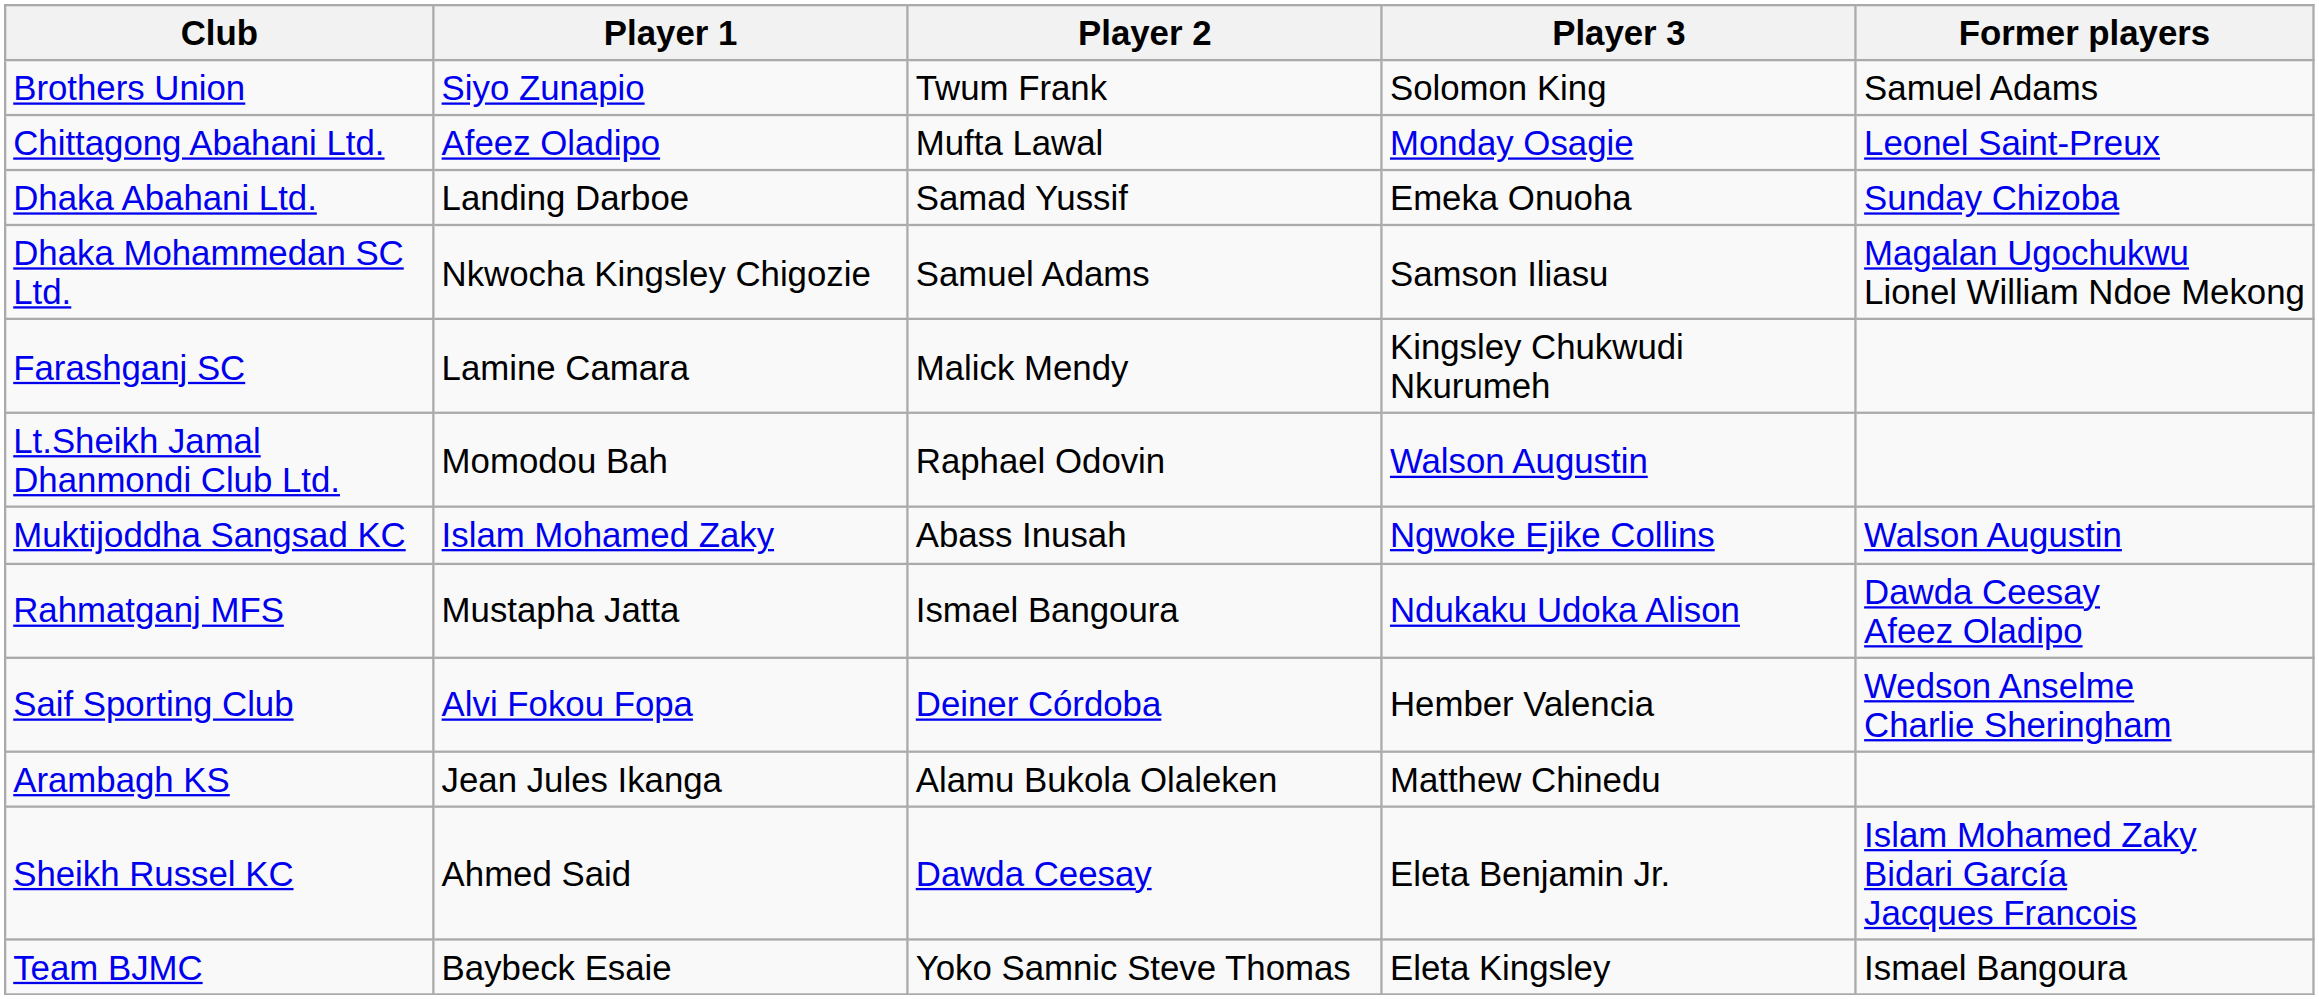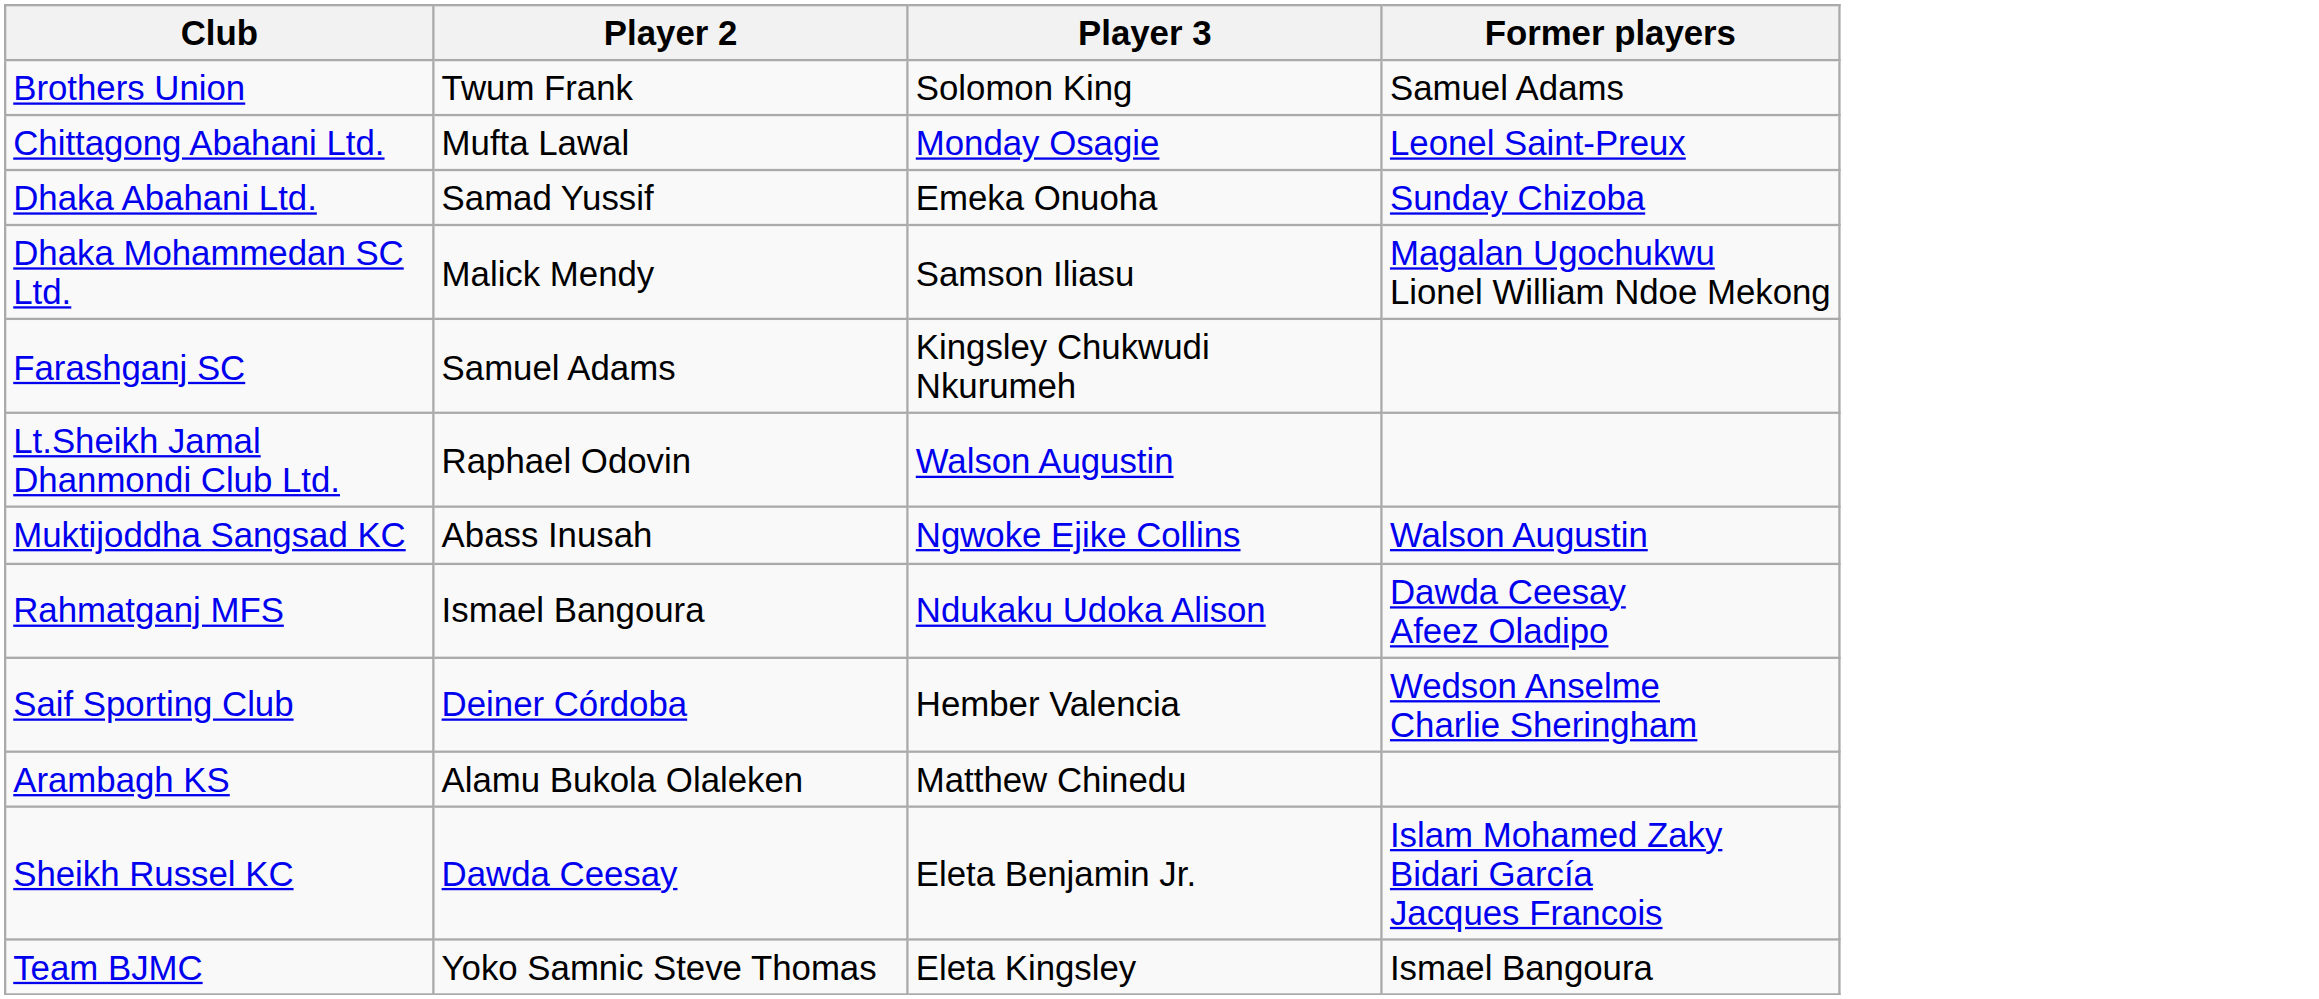- column: (671, 33)
(1033, 273) Samuel Adams -> (548, 273) Malick Mendy
(1022, 367) Malick Mendy -> (559, 367) Samuel Adams
